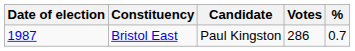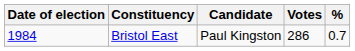(22, 35) 1987 -> (22, 35) 1984
